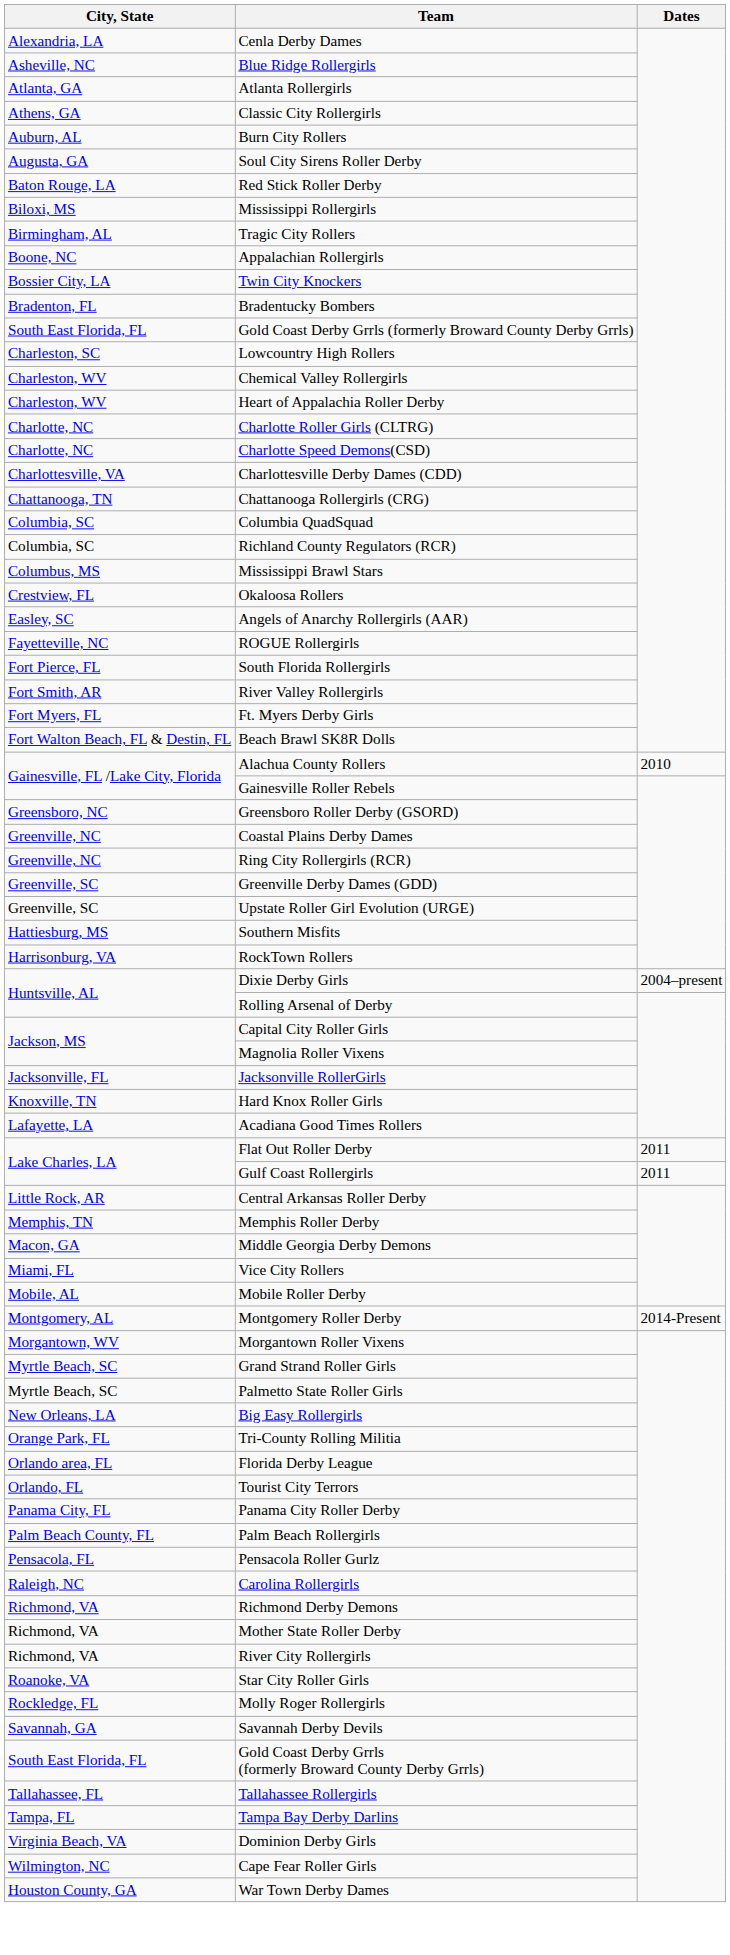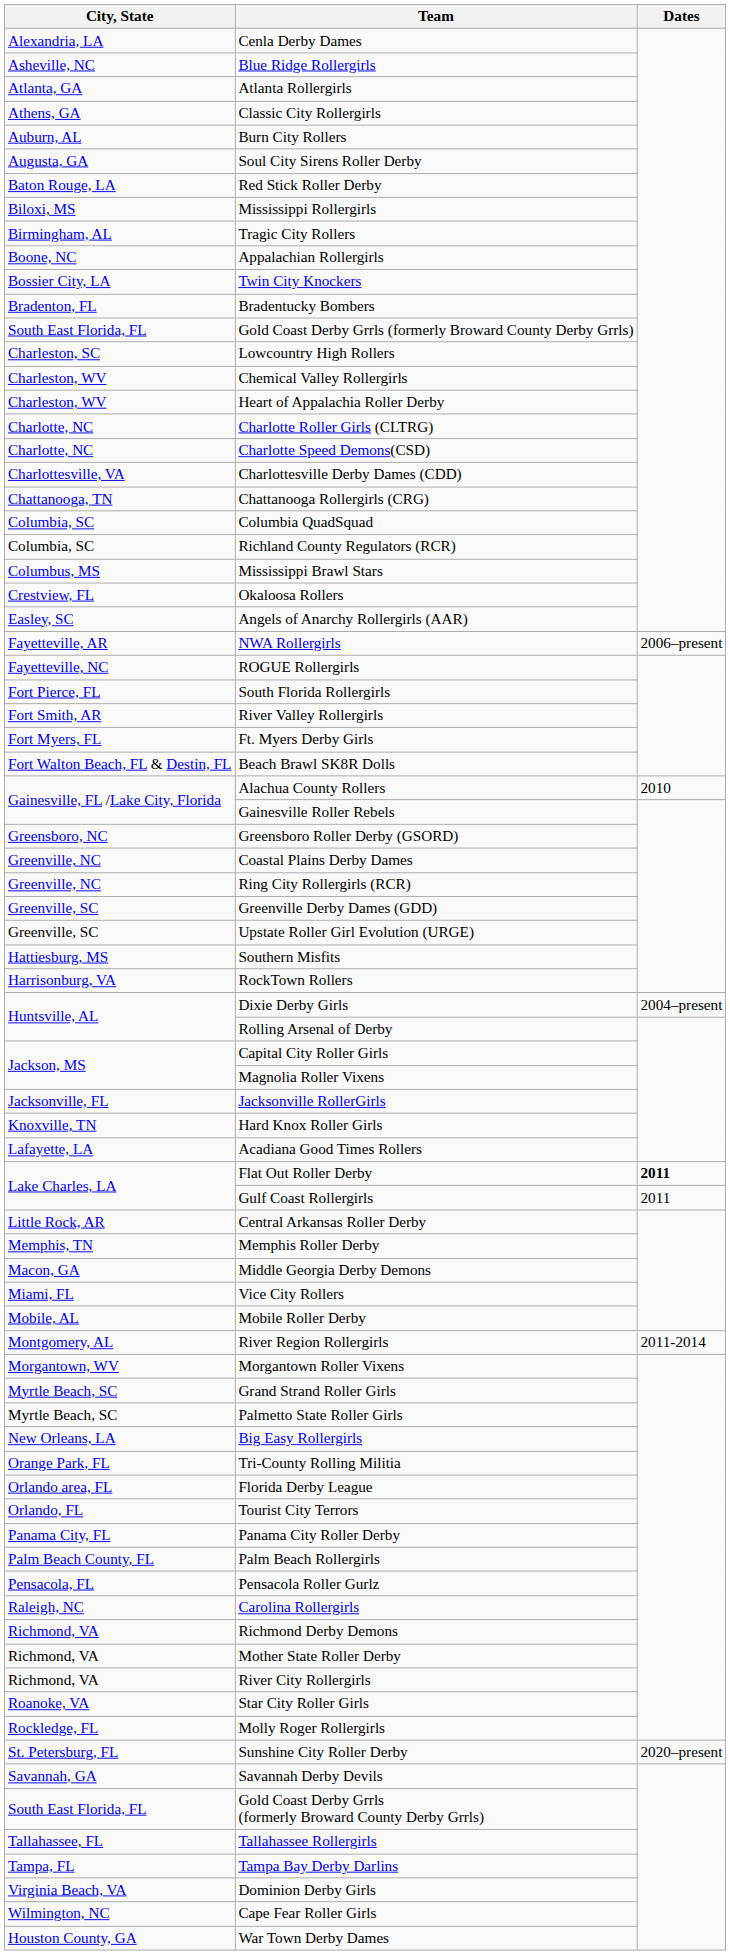+ row: (58, 643)
(655, 1149) normal -> (655, 1173) bold
- row: (61, 1318)
+ row: (61, 1342)
+ row: (63, 1752)
